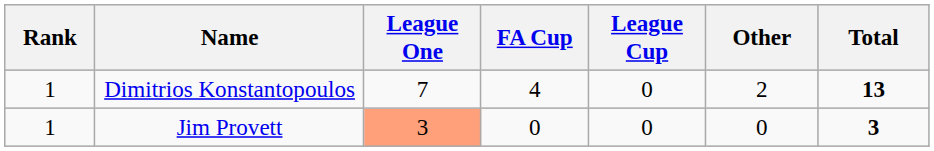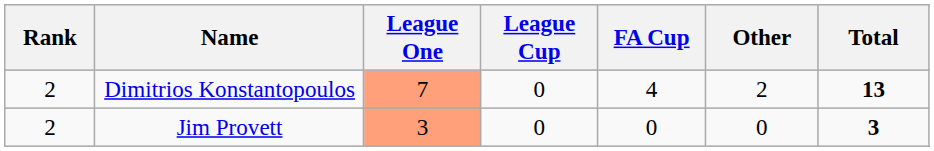columns swapped: (535, 37) <-> (647, 37)
(50, 89) 1 -> (50, 89) 2
(422, 89) no background -> (422, 89) lightsalmon background
(50, 127) 1 -> (50, 127) 2
